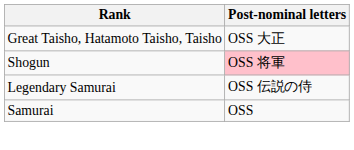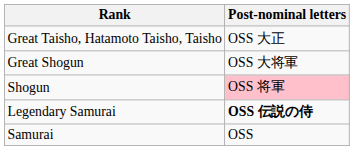+ row: (46, 62)
(270, 86) normal -> (270, 111) bold
